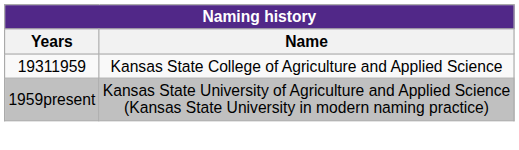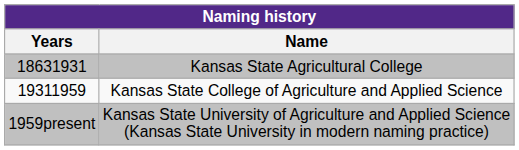+ row: (307, 66)
